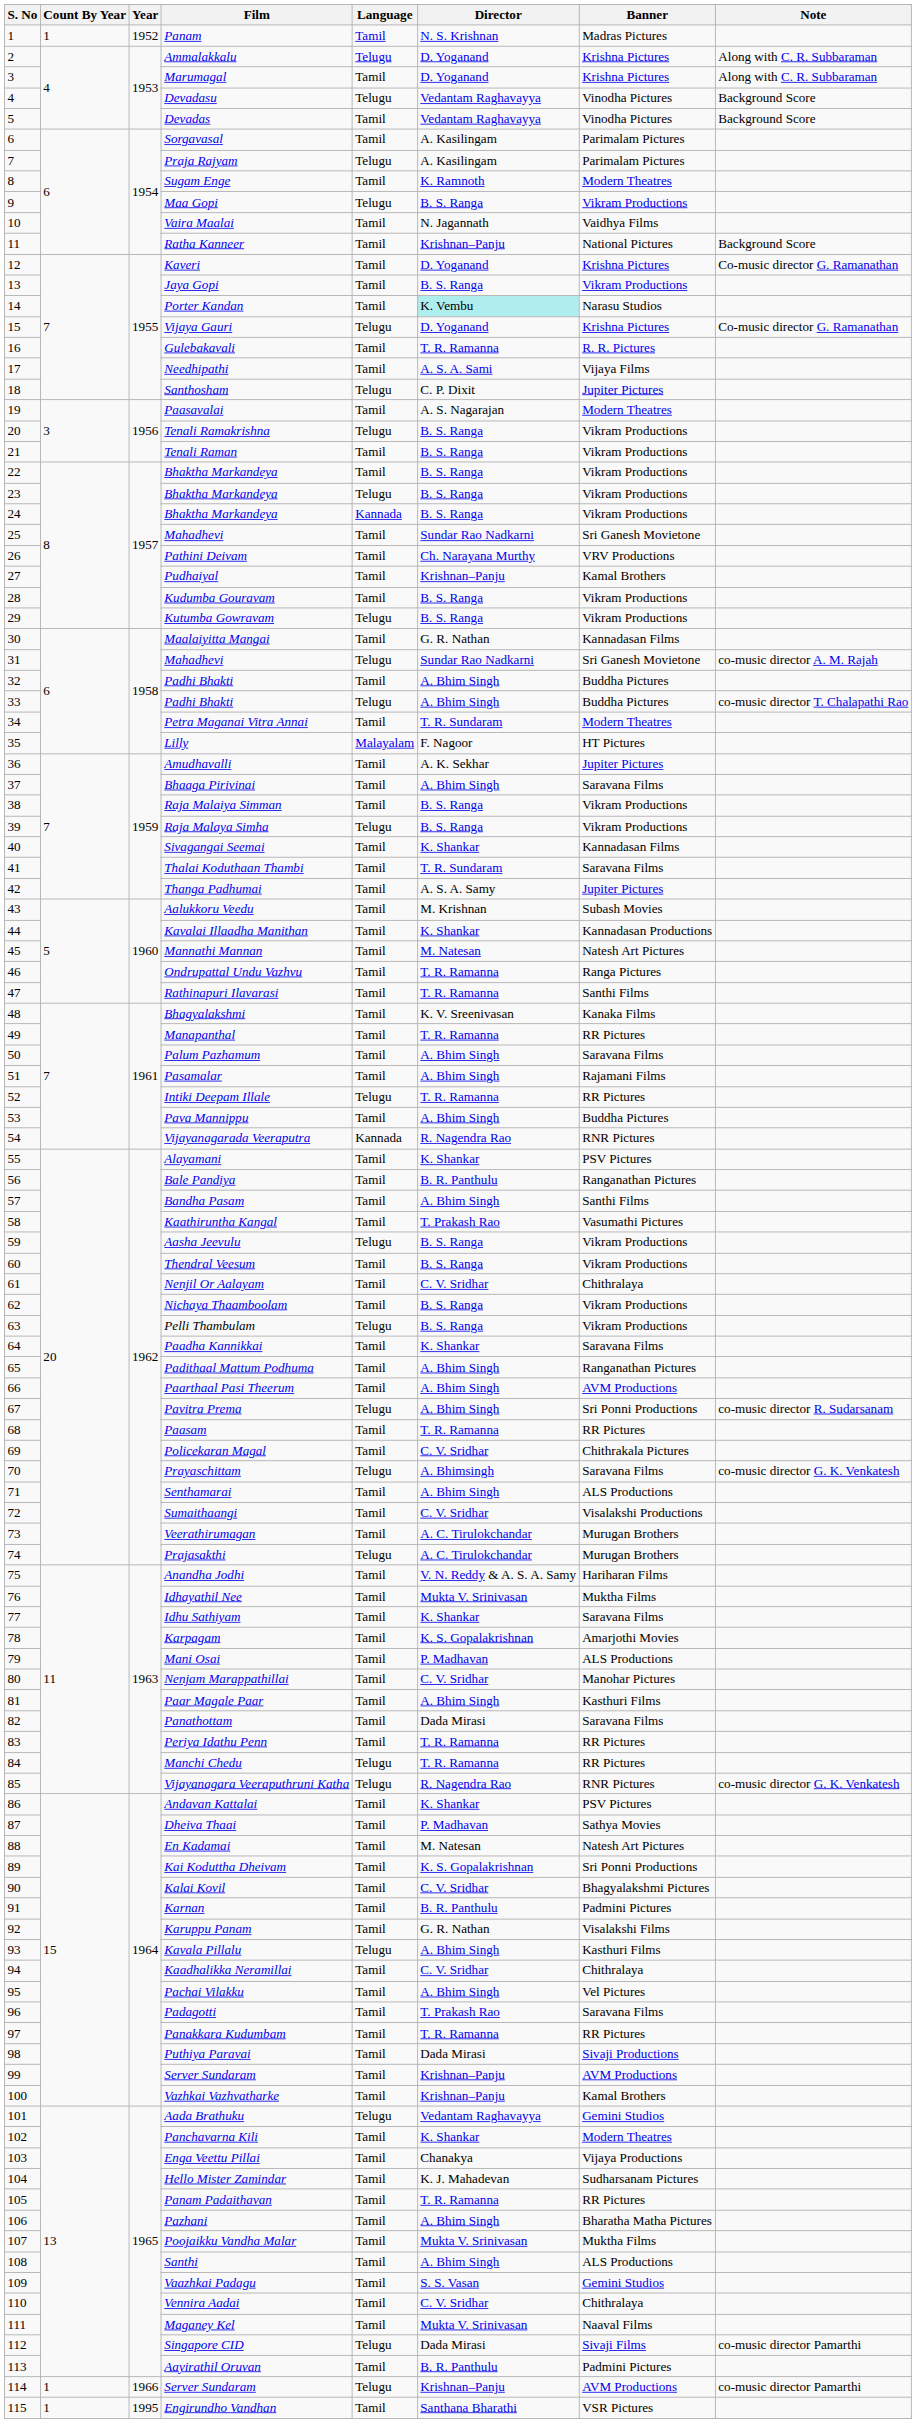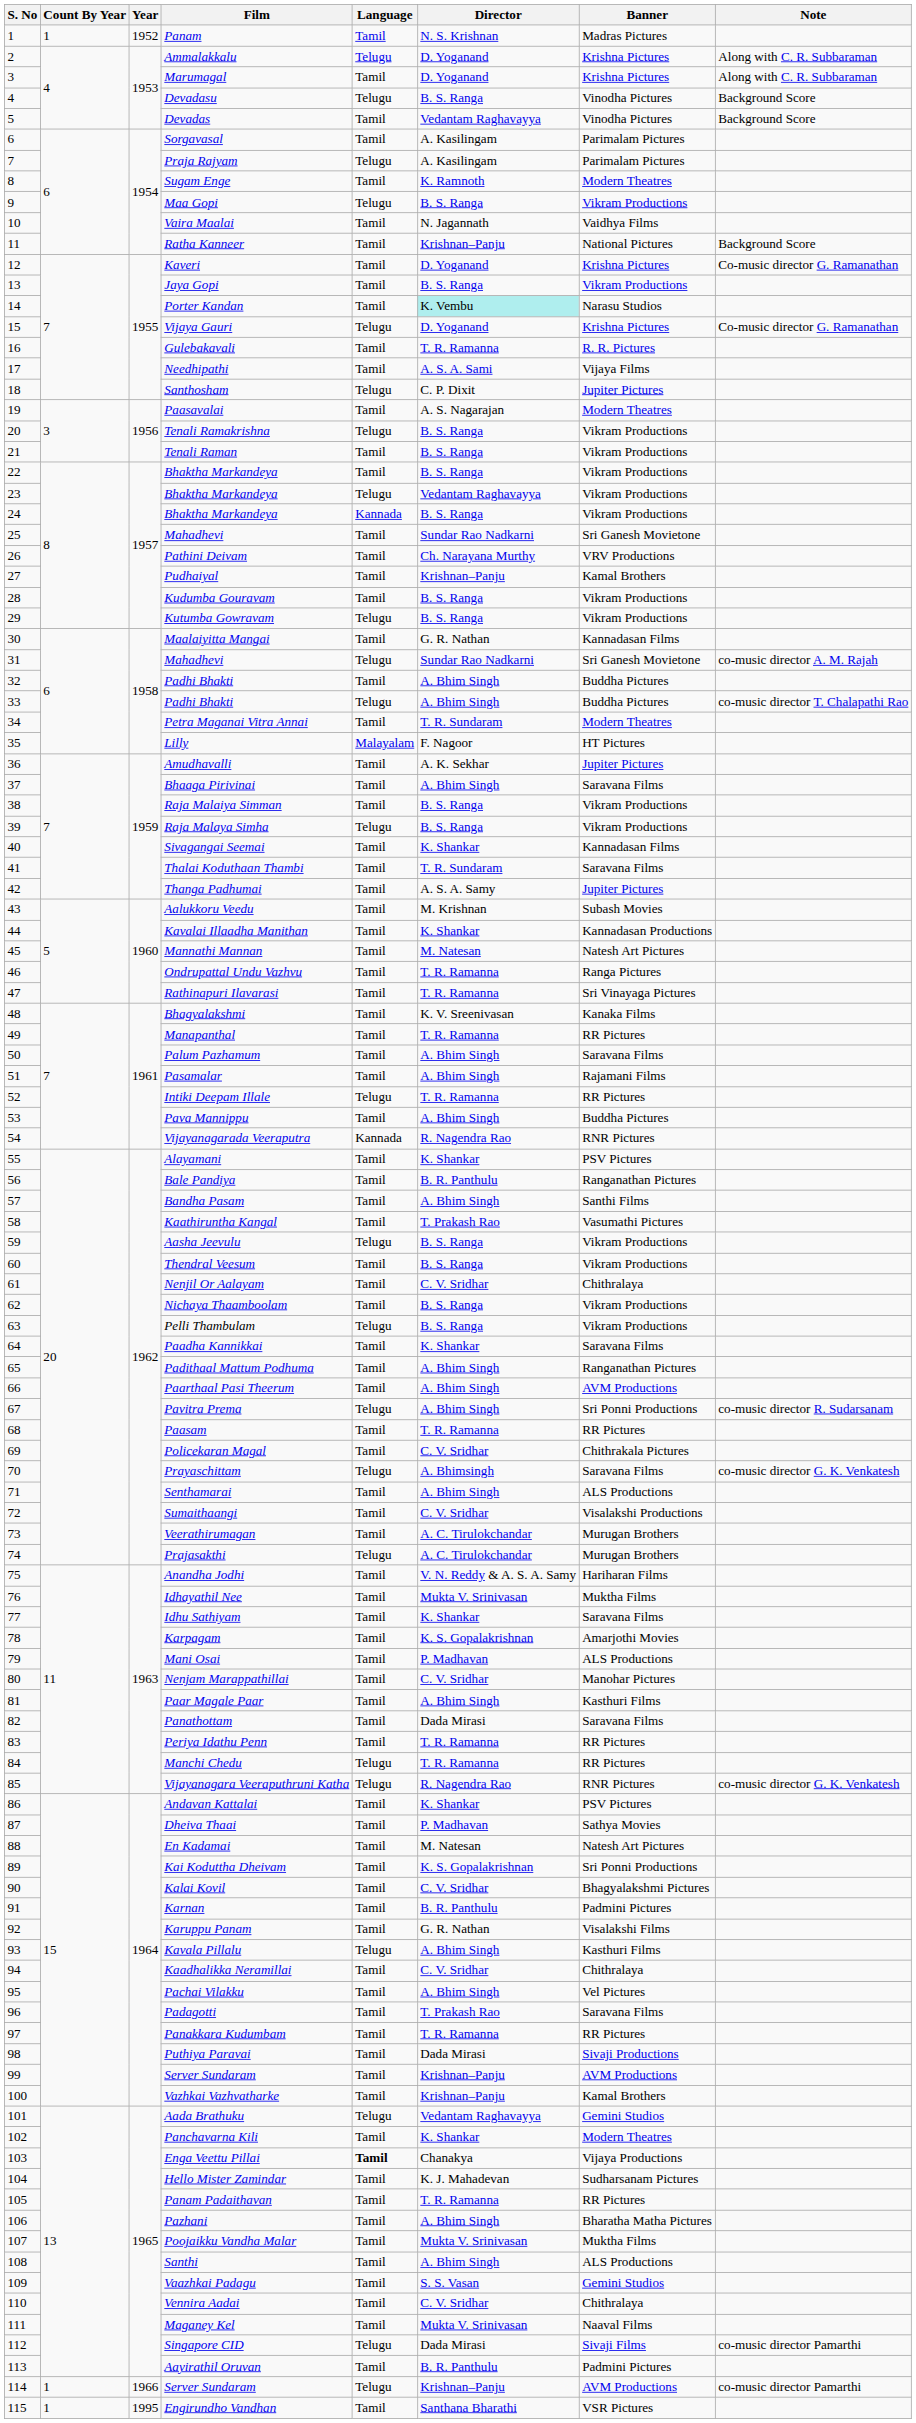(481, 98) Vedantam Raghavayya -> (452, 98) B. S. Ranga
(452, 493) B. S. Ranga -> (481, 493) Vedantam Raghavayya
(615, 992) Santhi Films -> (639, 992) Sri Vinayaga Pictures
(370, 2158) normal -> (371, 2158) bold
